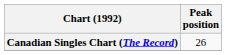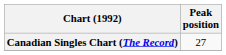(201, 42) 26 -> (201, 42) 27
